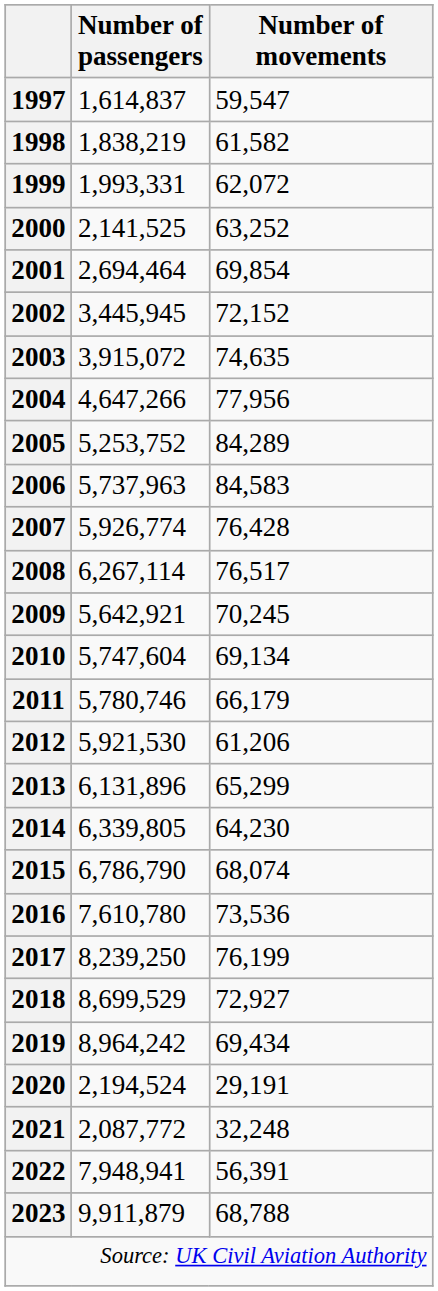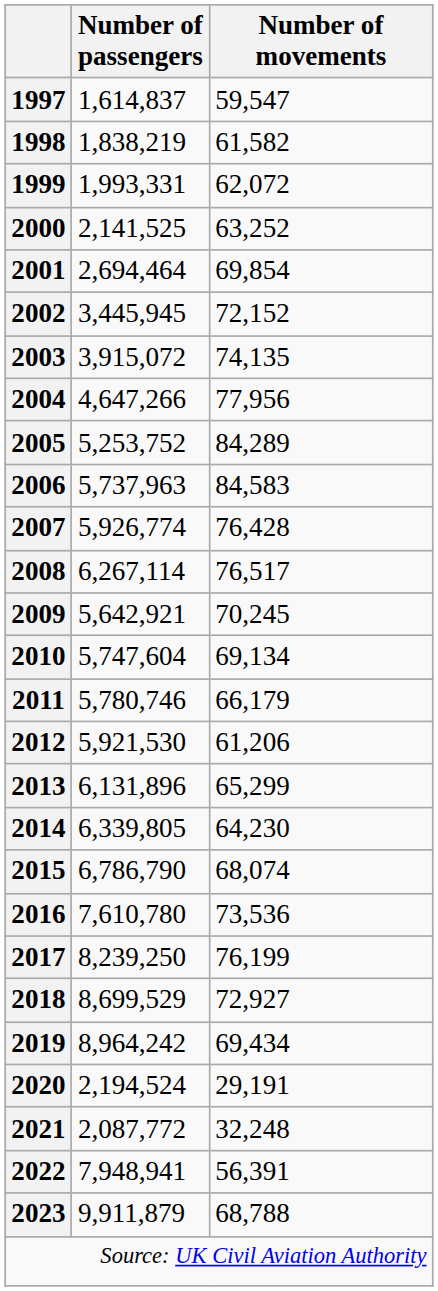(252, 356) 74,635 -> (252, 356) 74,135
